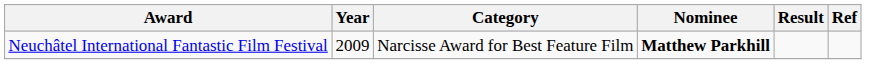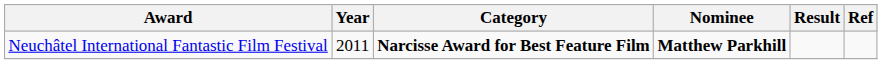(353, 44) 2009 -> (353, 44) 2011
(505, 44) normal -> (514, 44) bold
